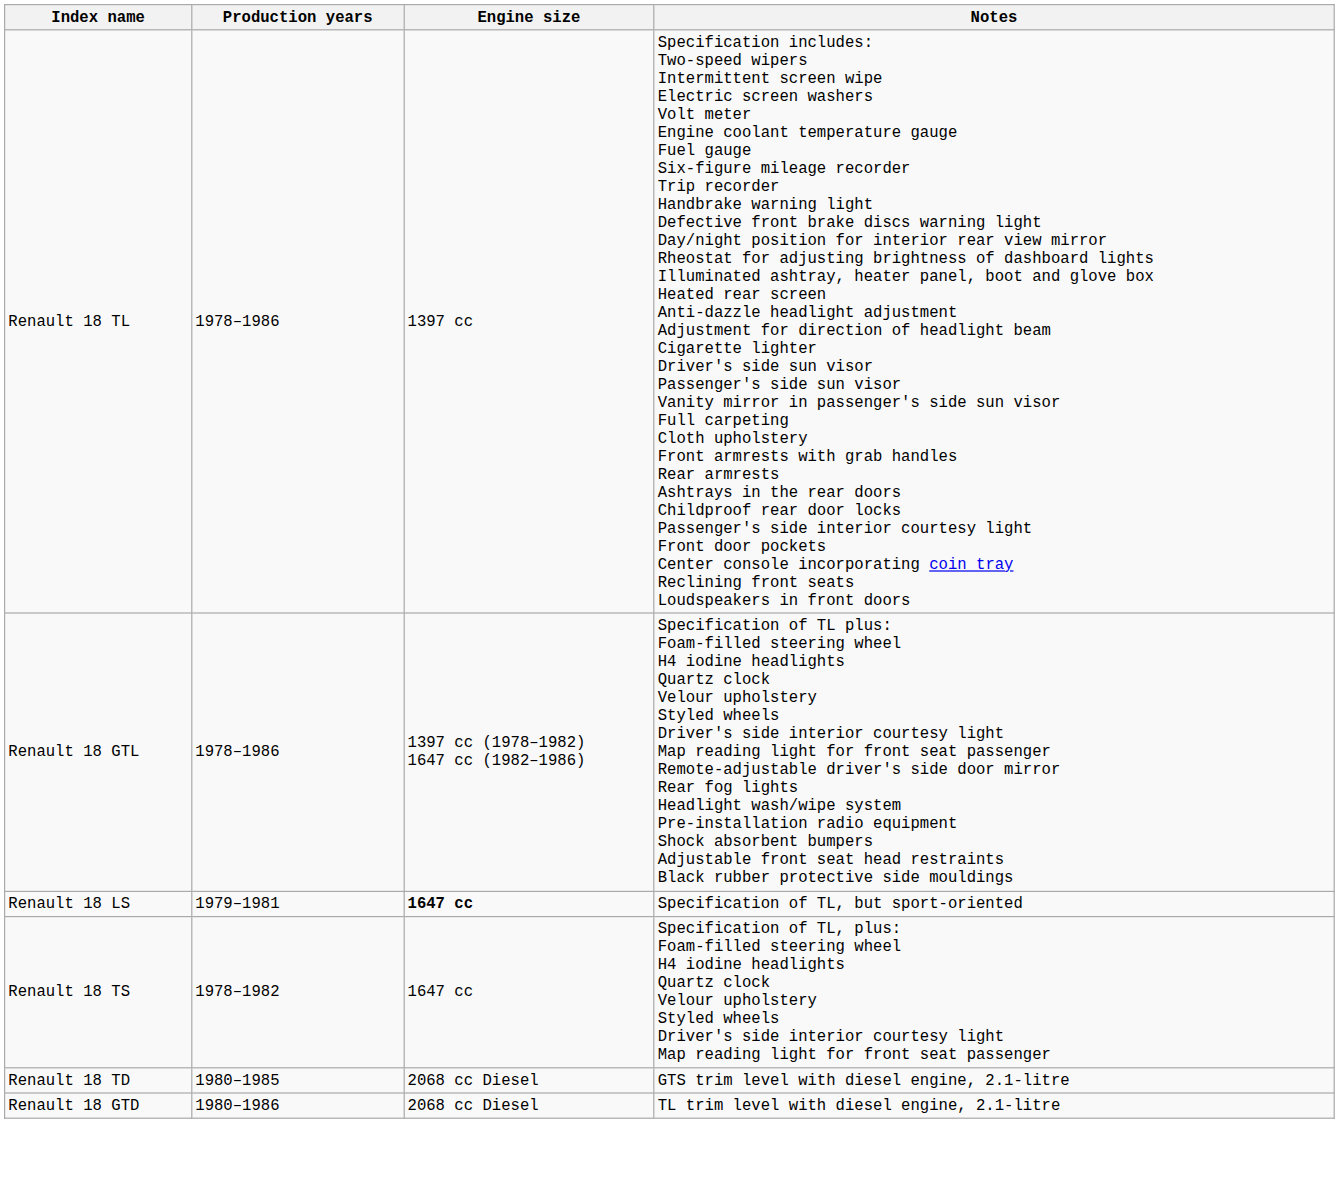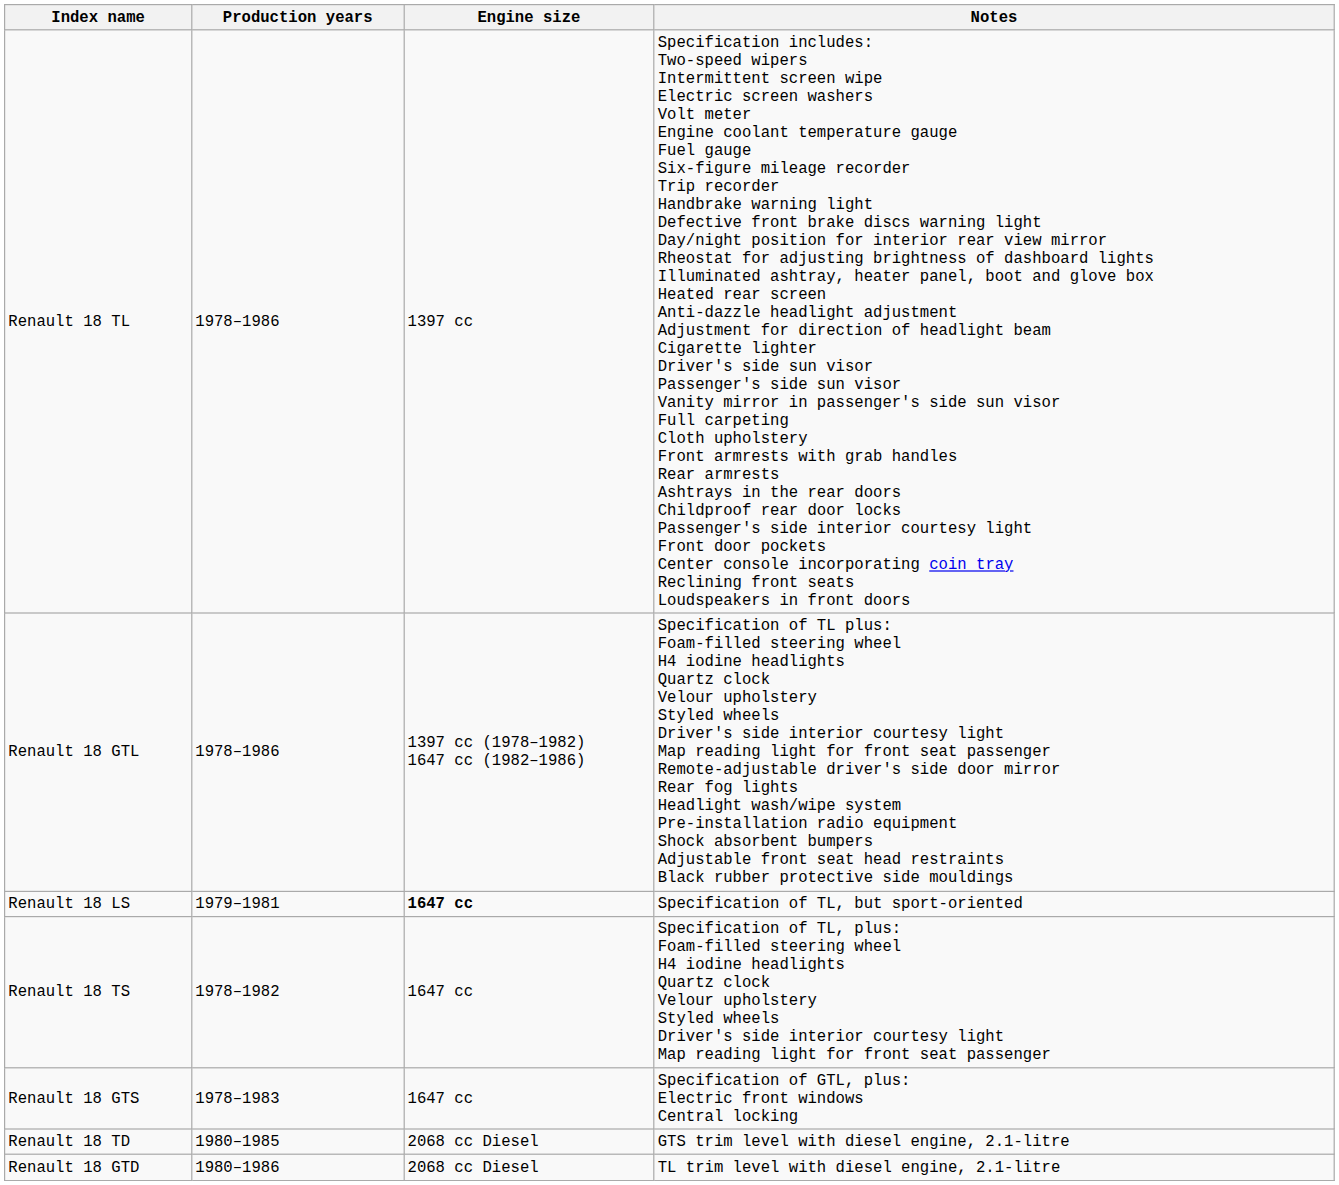+ row: (74, 1098)
